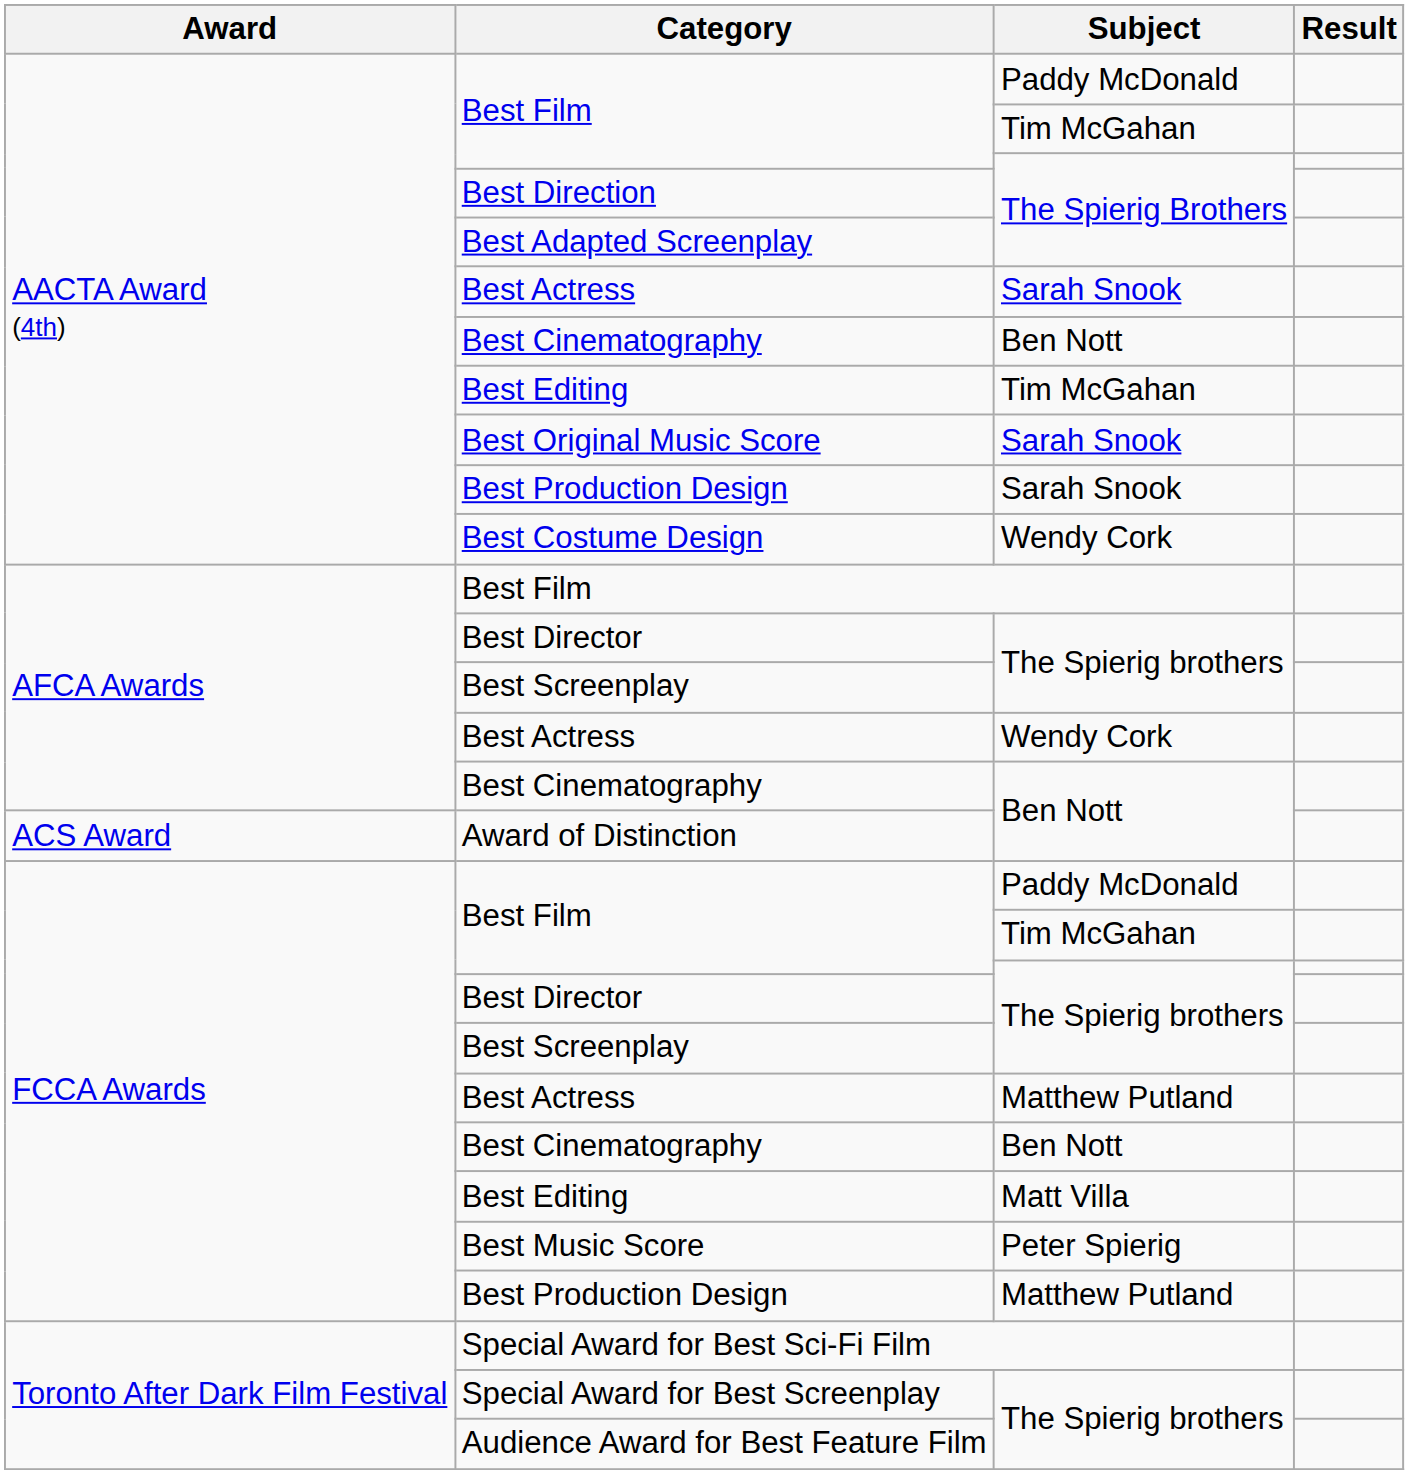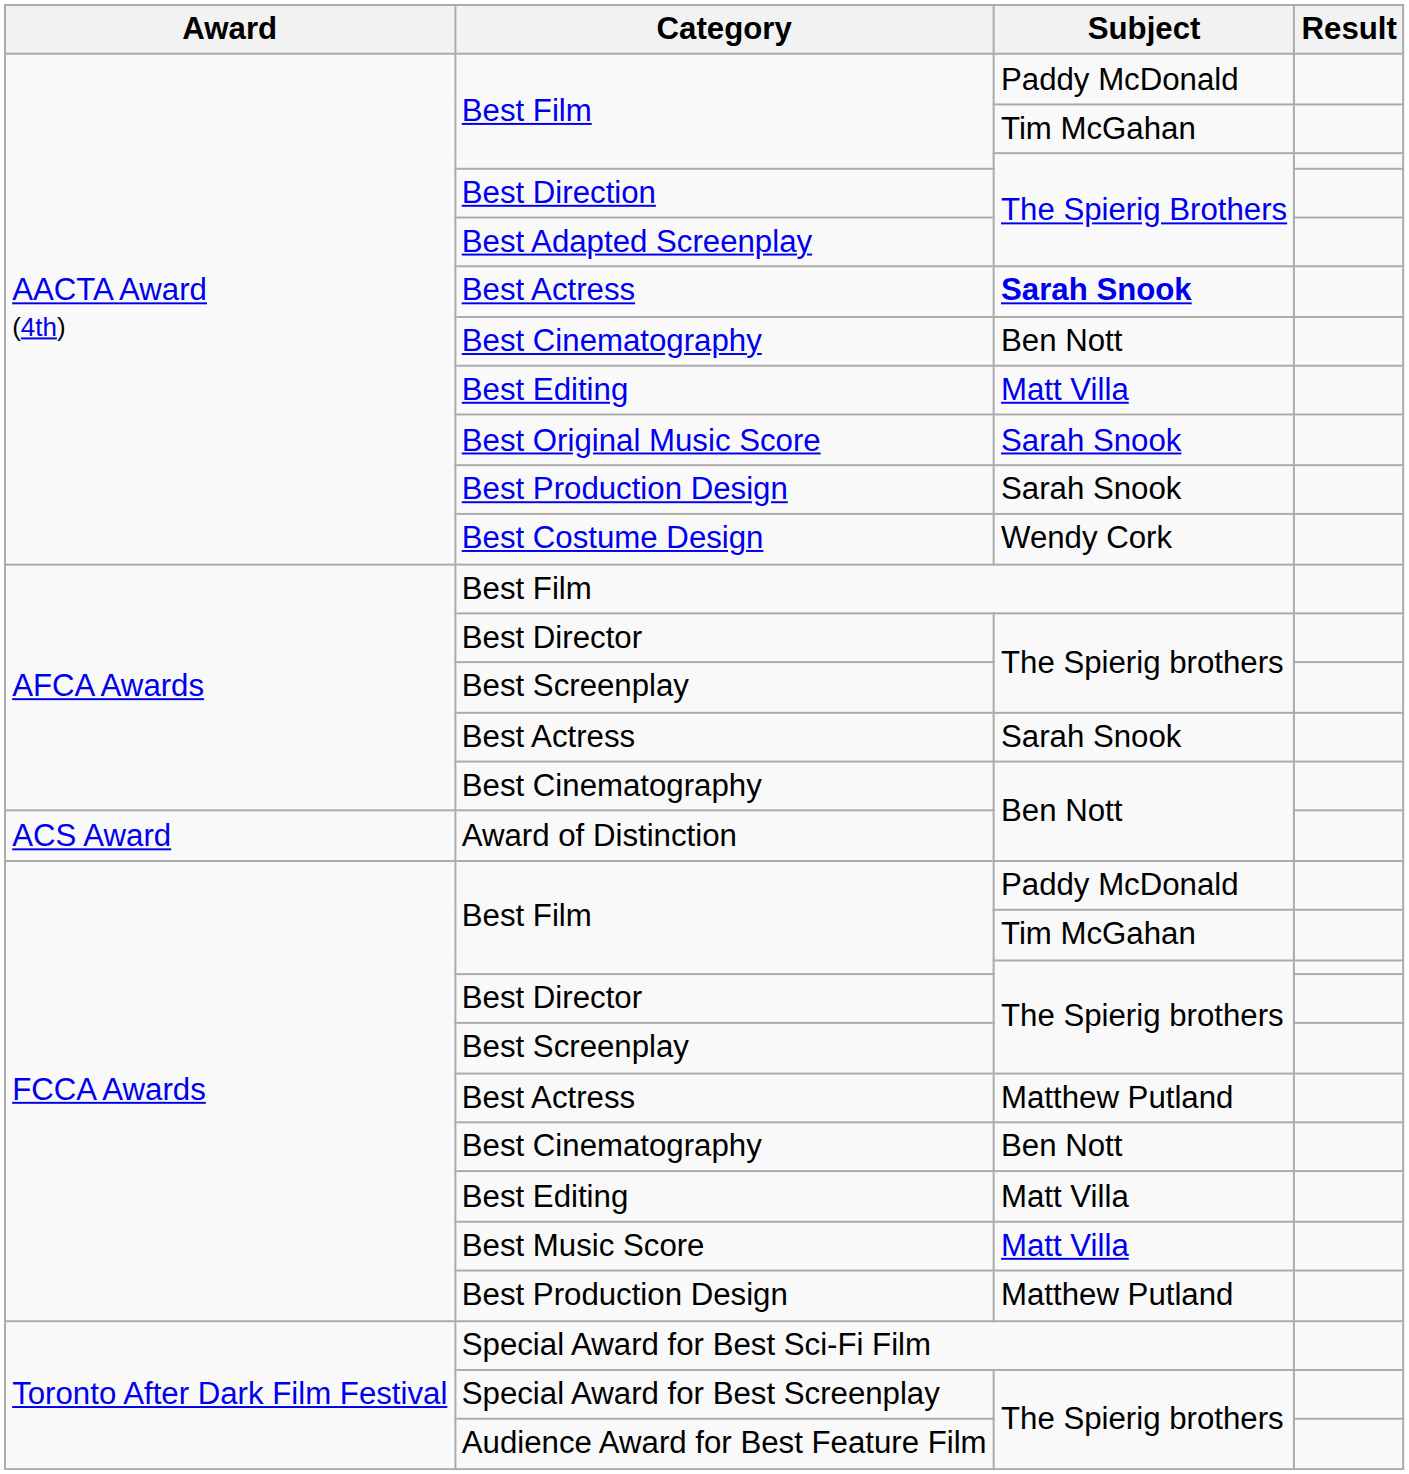(1091, 291) normal -> (1096, 291) bold
(1098, 389) Tim McGahan -> (1065, 389) Matt Villa
(1087, 736) Wendy Cork -> (1091, 736) Sarah Snook
(1091, 1245) Peter Spierig -> (1065, 1245) Matt Villa
